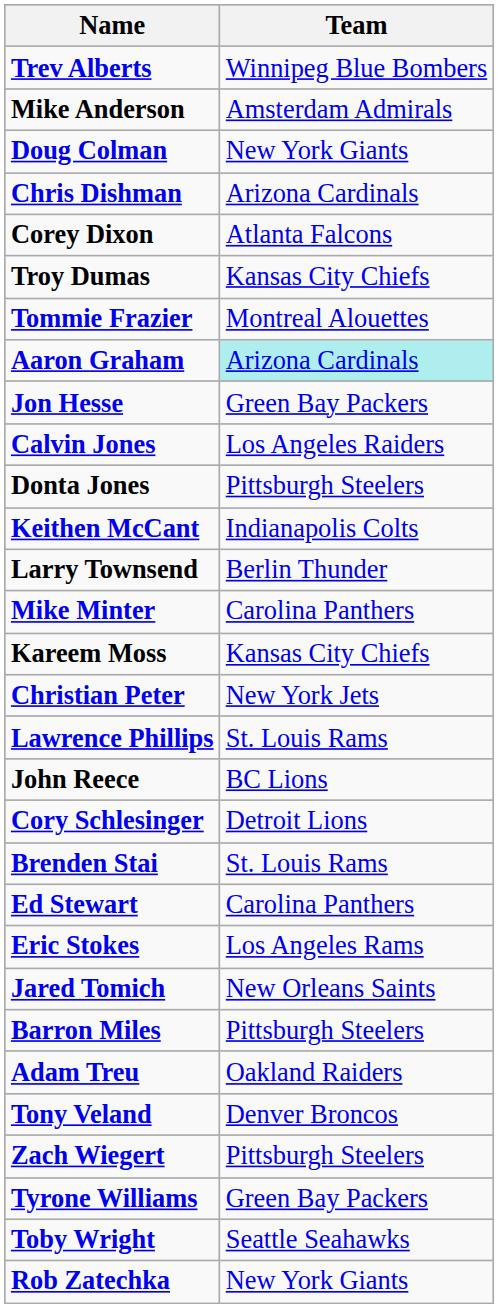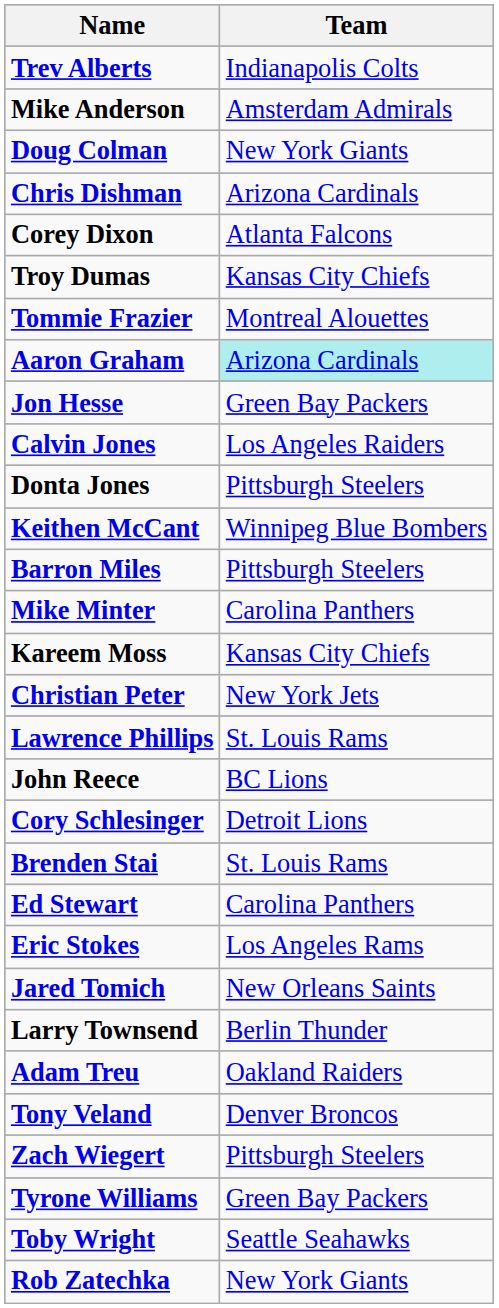(356, 67) Winnipeg Blue Bombers -> (322, 67) Indianapolis Colts
(322, 527) Indianapolis Colts -> (356, 527) Winnipeg Blue Bombers
rows swapped: (86, 1030) <-> (104, 569)
